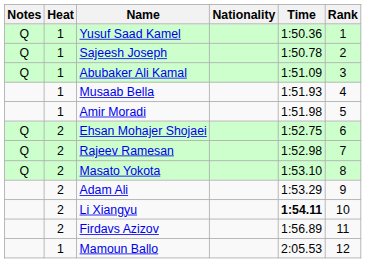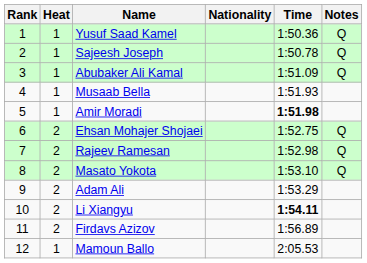columns swapped: (343, 14) <-> (24, 14)
(302, 112) normal -> (298, 112) bold
